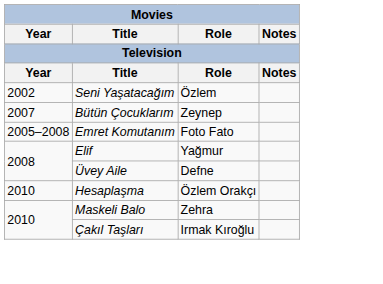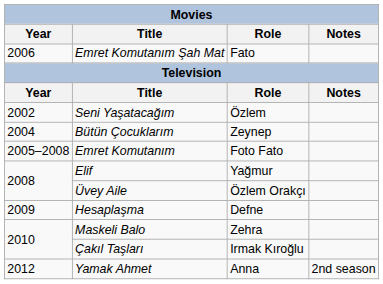+ row: (150, 54)
(21, 112) 2007 -> (21, 132) 2004
(197, 171) Defne -> (268, 191) Özlem Orakçı
(21, 191) 2010 -> (21, 210) 2009
(218, 191) Özlem Orakçı -> (247, 210) Defne
+ row: (113, 269)
